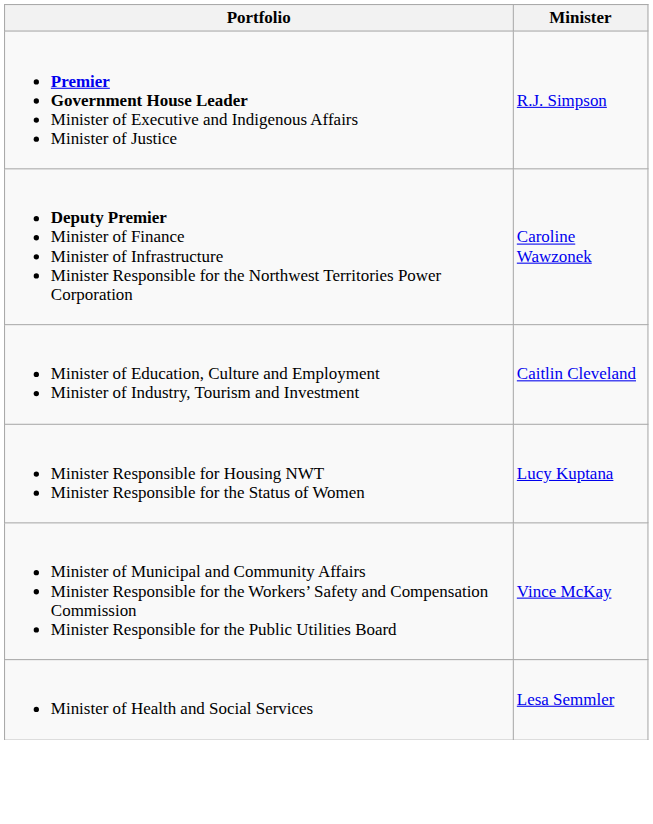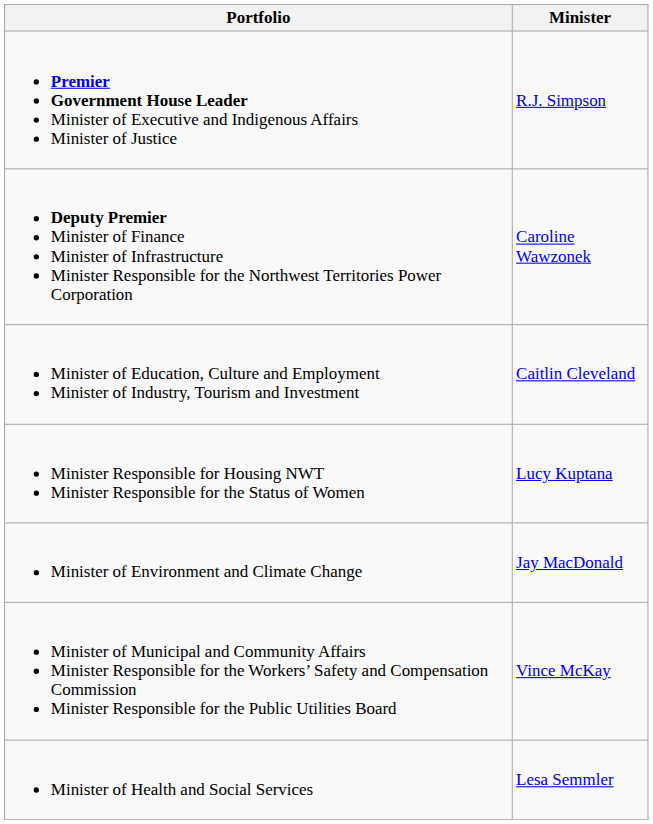+ row: (258, 572)
